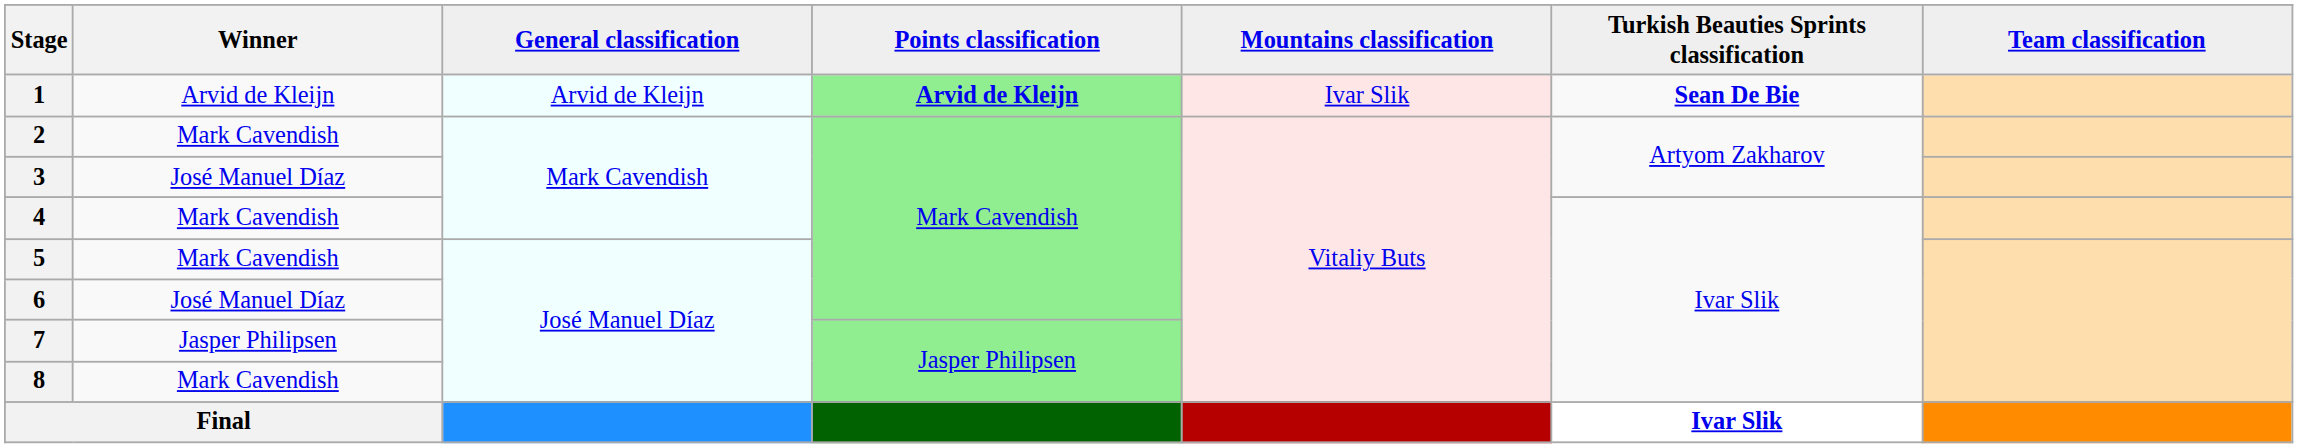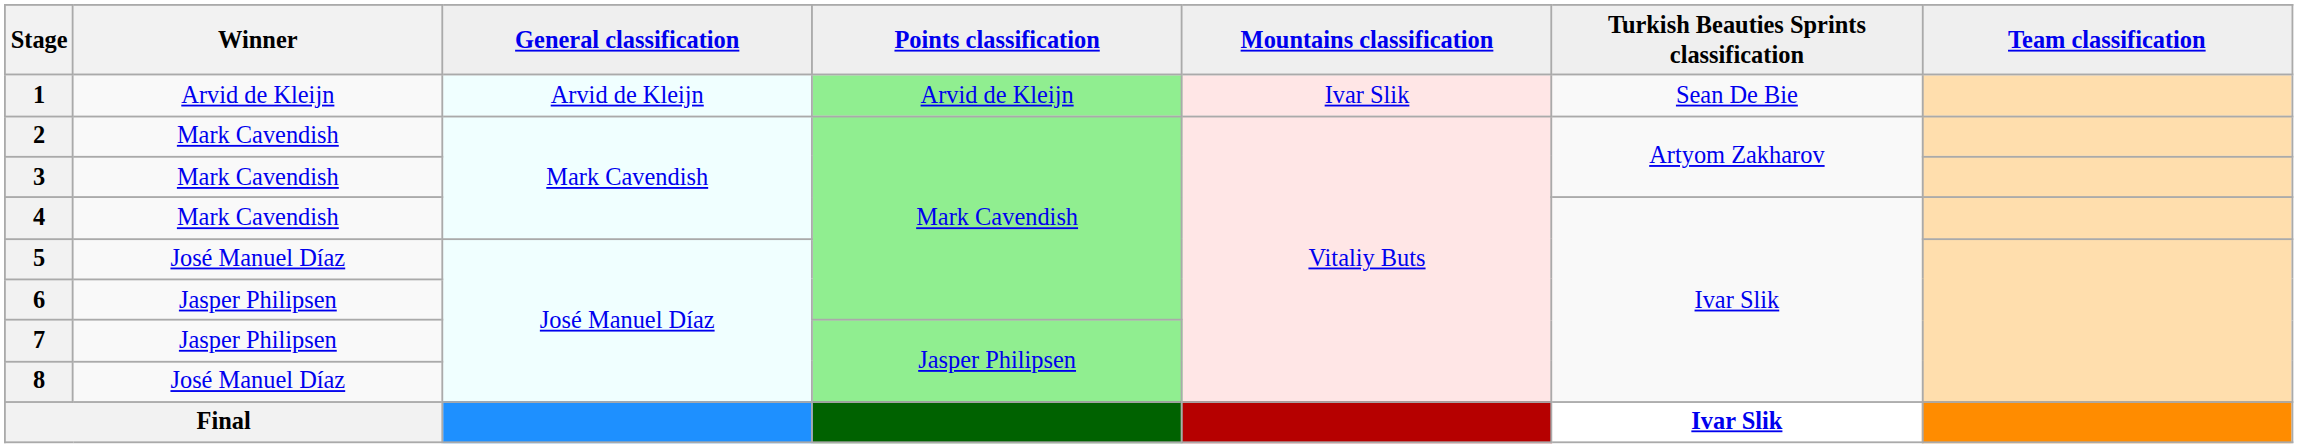(997, 95) bold -> (997, 95) normal
(1737, 95) bold -> (1737, 95) normal
(258, 177) José Manuel Díaz -> (258, 177) Mark Cavendish
(258, 258) Mark Cavendish -> (258, 258) José Manuel Díaz
(258, 299) José Manuel Díaz -> (258, 299) Jasper Philipsen
(258, 381) Mark Cavendish -> (258, 381) José Manuel Díaz
